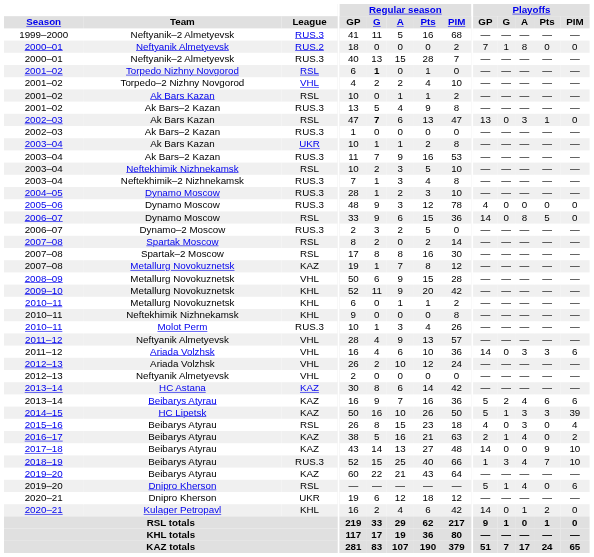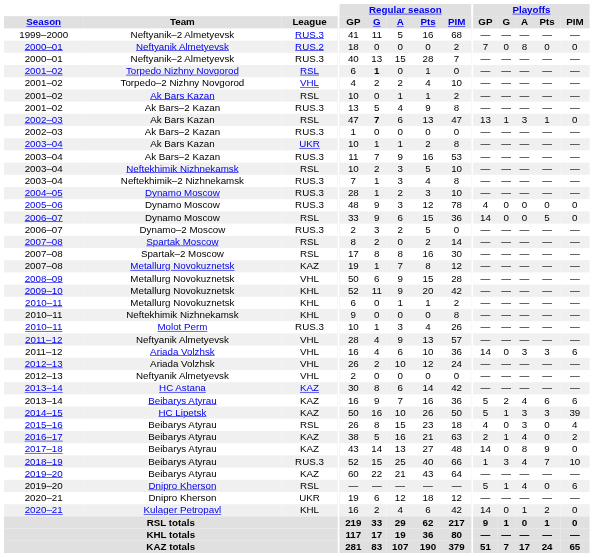(506, 46) 1 -> (506, 46) 0
(506, 120) 0 -> (506, 120) 1
(525, 217) 8 -> (525, 217) 0
(525, 449) 0 -> (525, 449) 8
(575, 449) 10 -> (575, 449) 0
